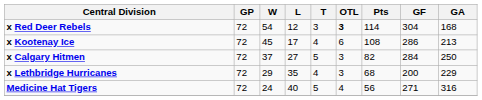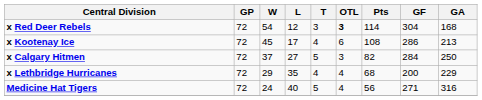(341, 73) 3 -> (341, 73) 4
